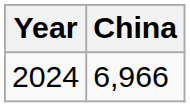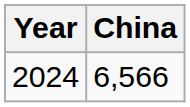(131, 76) 6,966 -> (131, 76) 6,566
